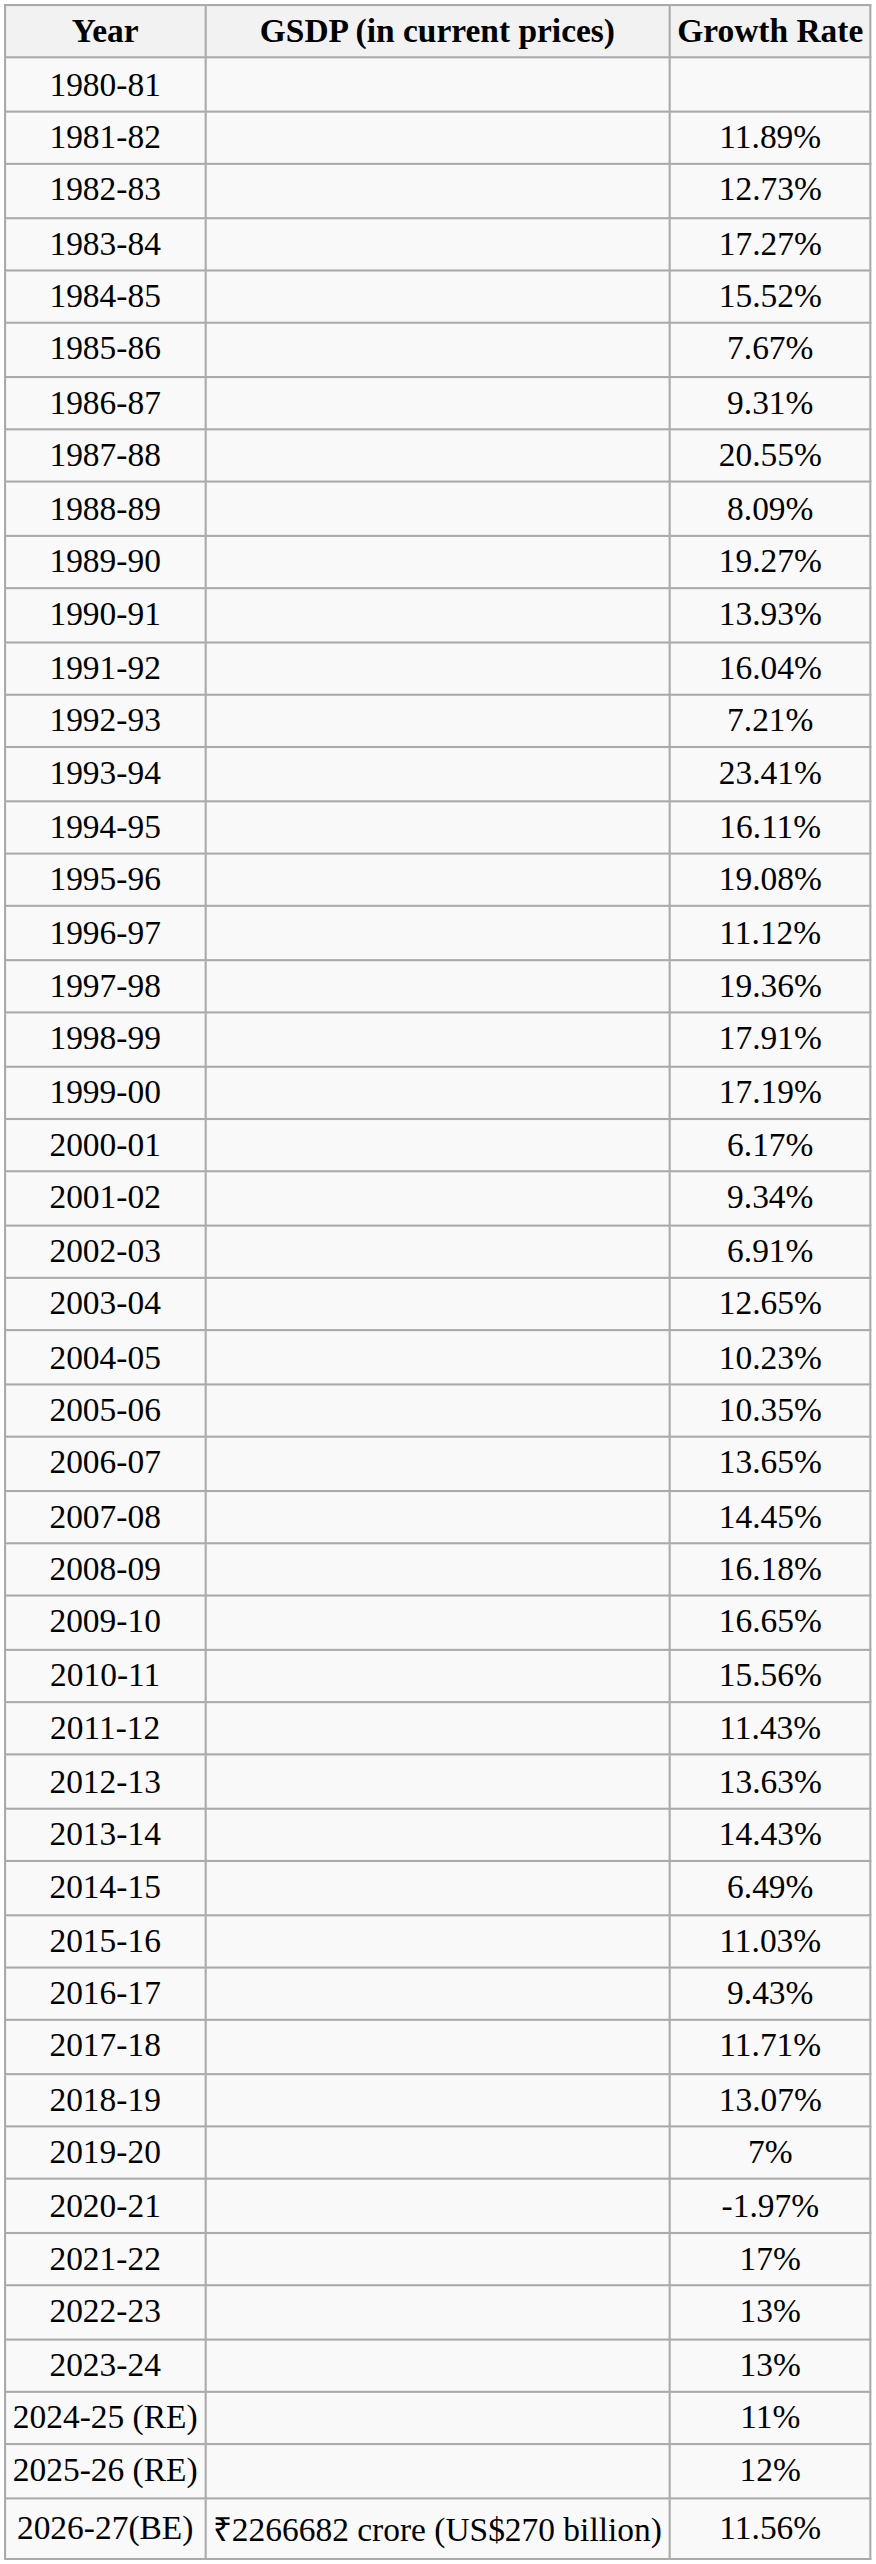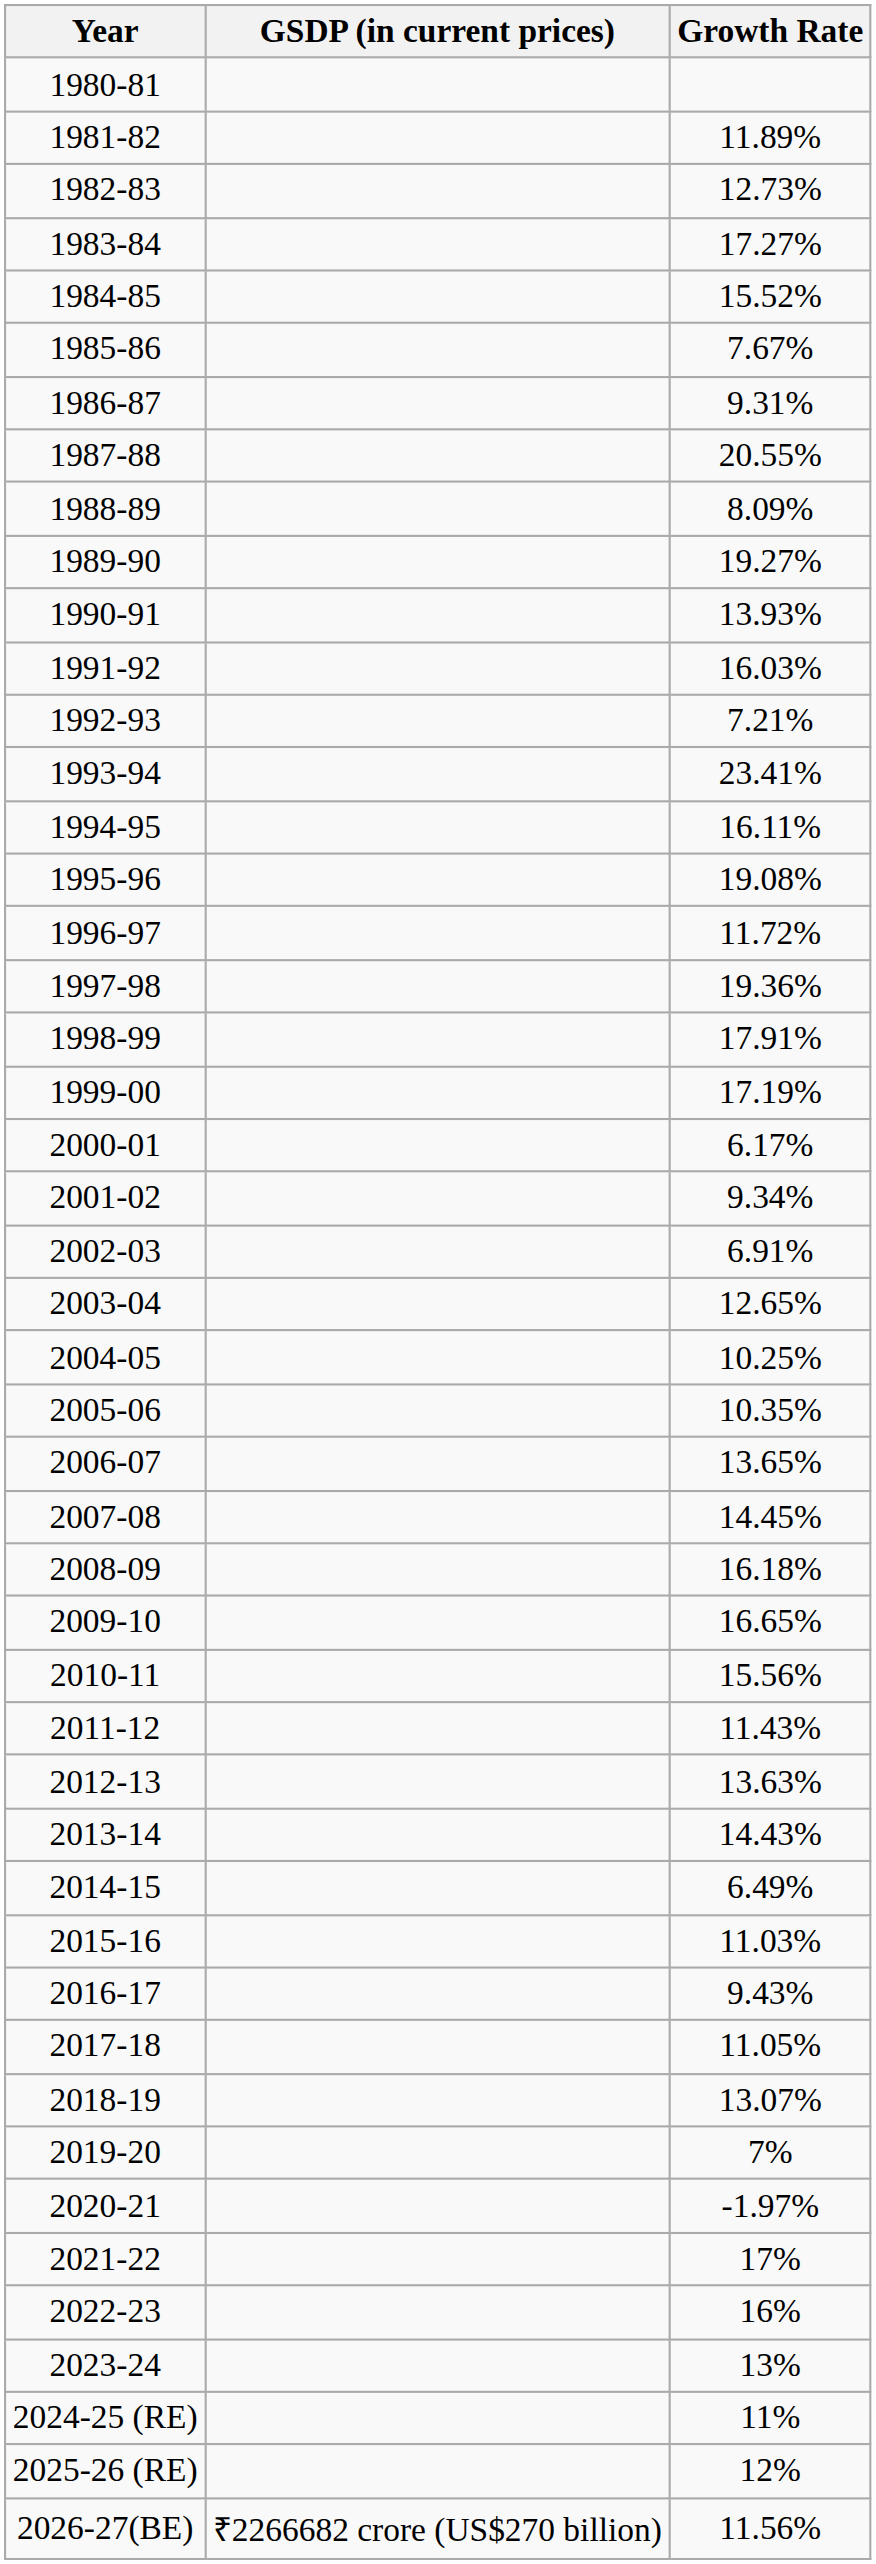(770, 667) 16.04% -> (770, 667) 16.03%
(770, 932) 11.12% -> (770, 932) 11.72%
(770, 1356) 10.23% -> (770, 1356) 10.25%
(770, 2046) 11.71% -> (770, 2046) 11.05%
(770, 2311) 13% -> (770, 2311) 16%
